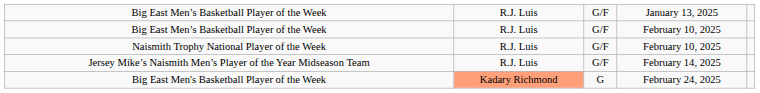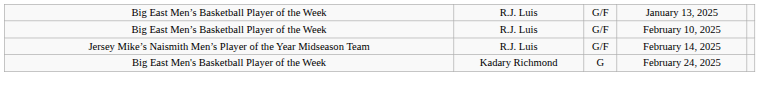- row: (229, 46)
(519, 79) lightsalmon background -> (519, 63) no background
